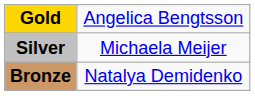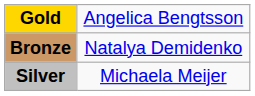rows swapped: (41, 47) <-> (41, 76)
